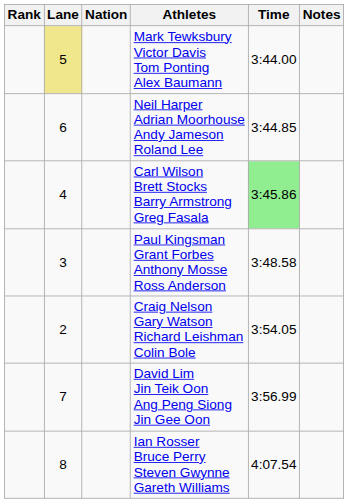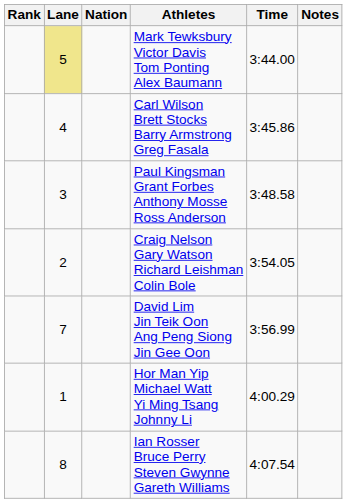- row: (189, 127)
(274, 194) lightgreen background -> (272, 127) no background
+ row: (176, 397)
